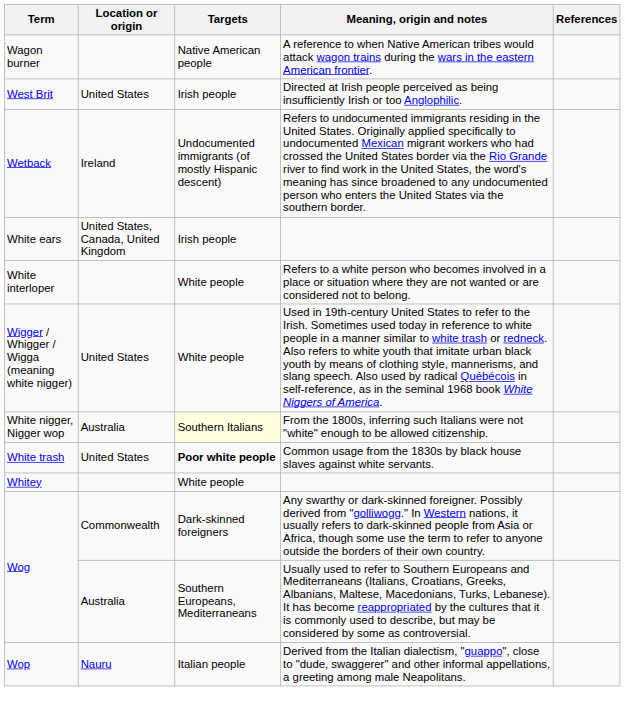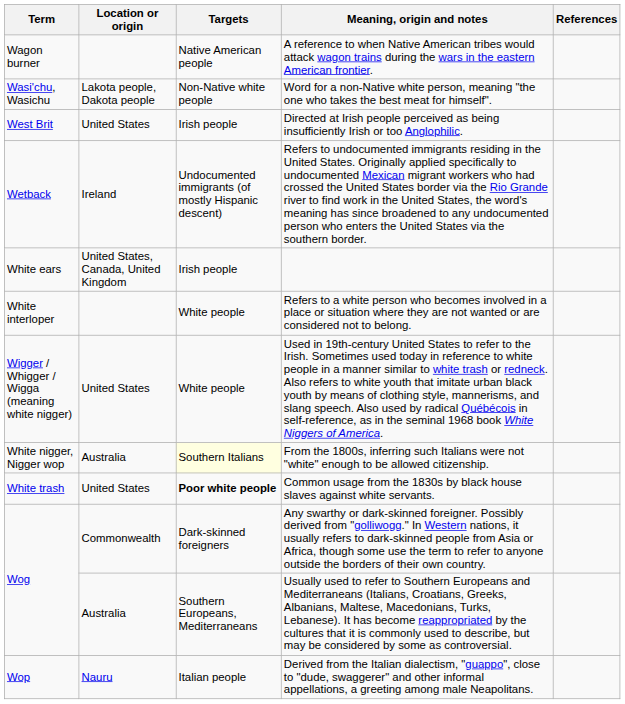+ row: (31, 94)
- row: (24, 482)
